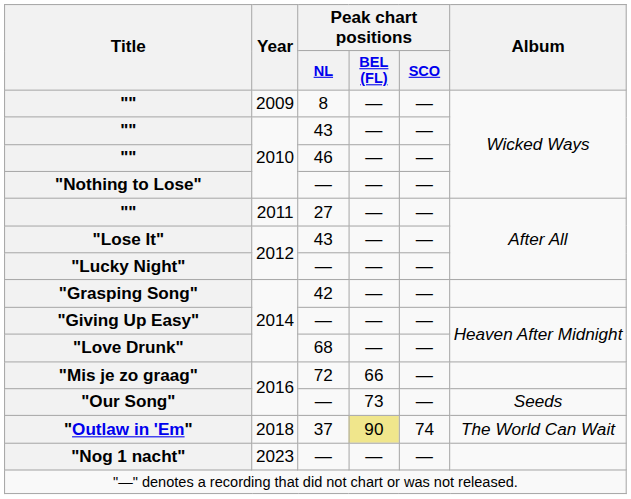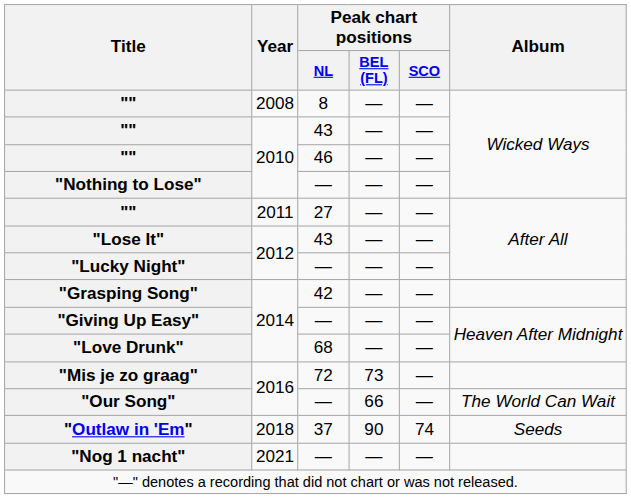(275, 103) 2009 -> (275, 103) 2008
(374, 374) 66 -> (374, 374) 73
(374, 402) 73 -> (374, 402) 66
(538, 402) Seeds -> (538, 402) The World Can Wait
(374, 429) khaki background -> (374, 429) no background
(538, 429) The World Can Wait -> (538, 429) Seeds
(275, 456) 2023 -> (275, 456) 2021
